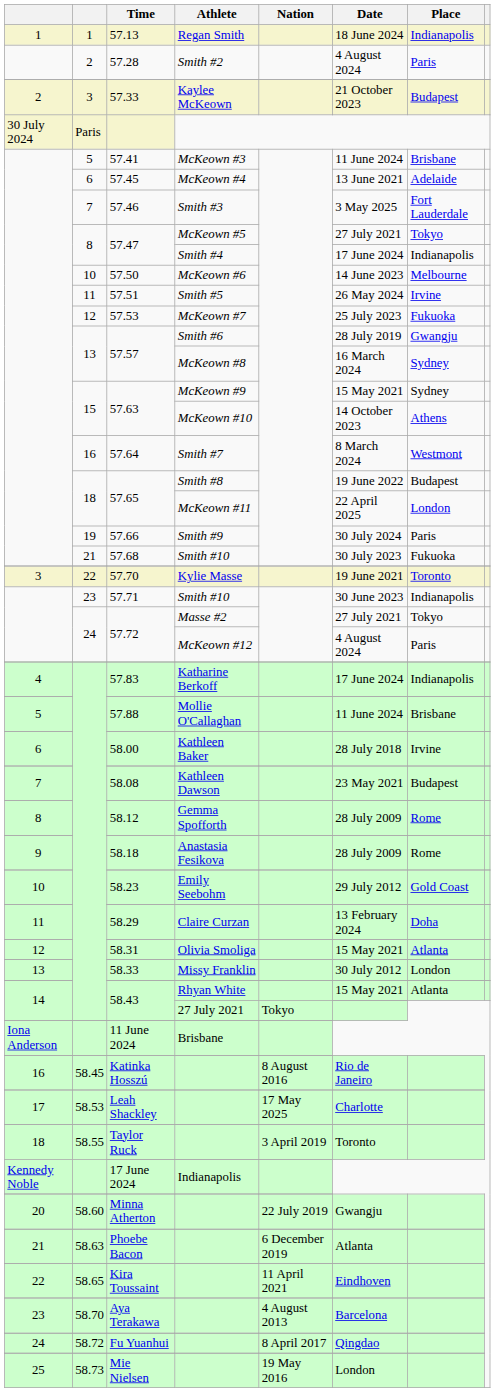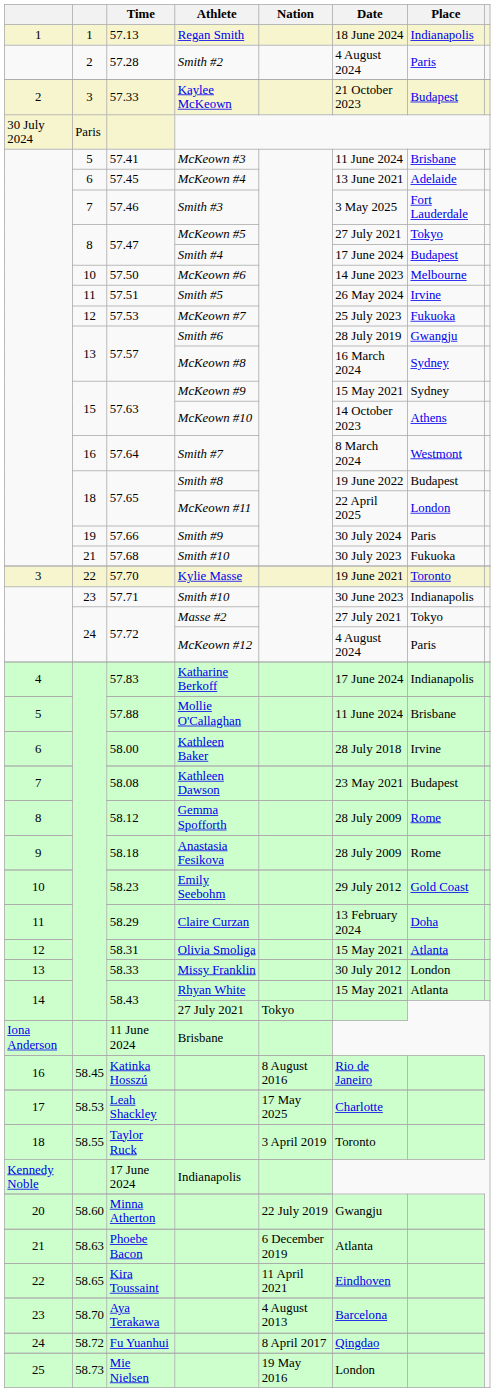(442, 254) Indianapolis -> (434, 254) Budapest
